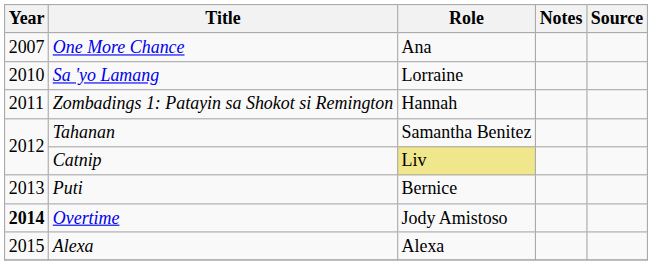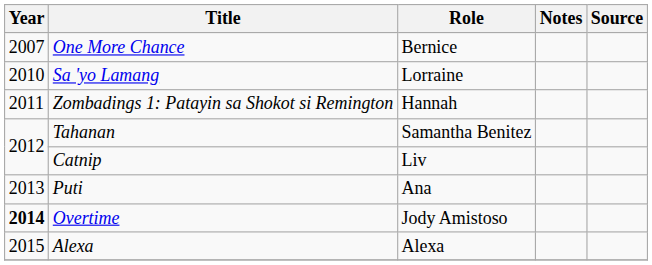(416, 47) Ana -> (429, 47) Bernice
(414, 160) khaki background -> (414, 160) no background
(429, 189) Bernice -> (416, 189) Ana
